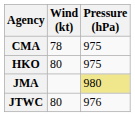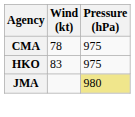(56, 64) 80 -> (56, 64) 83
- row: (26, 102)
